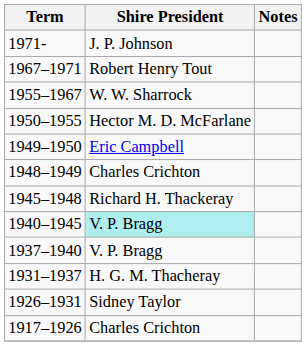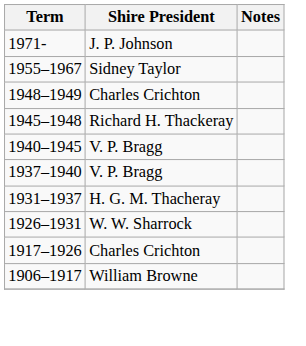- row: (45, 69)
(141, 95) W. W. Sharrock -> (135, 69) Sidney Taylor
- row: (45, 120)
- row: (45, 146)
(126, 224) paleturquoise background -> (126, 146) no background
(135, 302) Sidney Taylor -> (141, 224) W. W. Sharrock
+ row: (45, 276)
